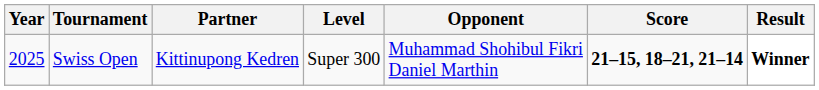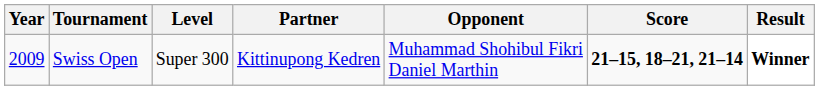columns swapped: (344, 19) <-> (227, 19)
(27, 59) 2025 -> (27, 59) 2009
